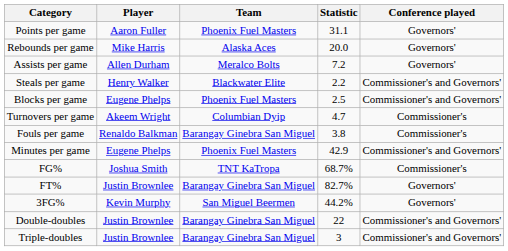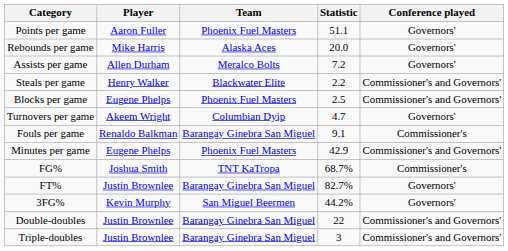(339, 30) 31.1 -> (339, 30) 51.1
(432, 116) Commissioner's -> (432, 116) Governors'
(339, 133) 3.8 -> (339, 133) 9.1
